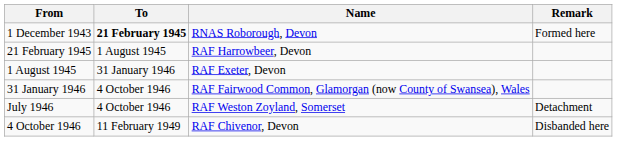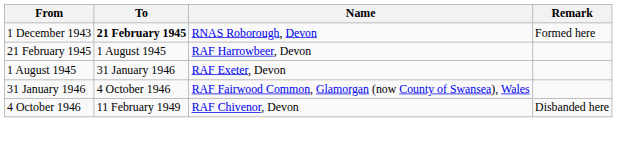- row: (30, 107)
